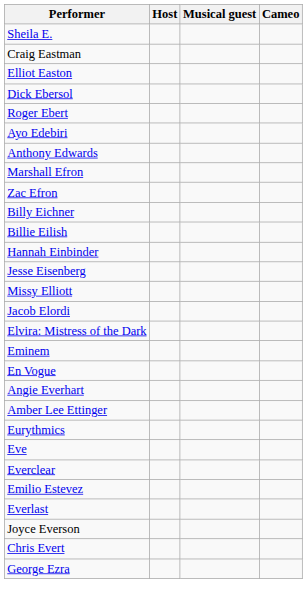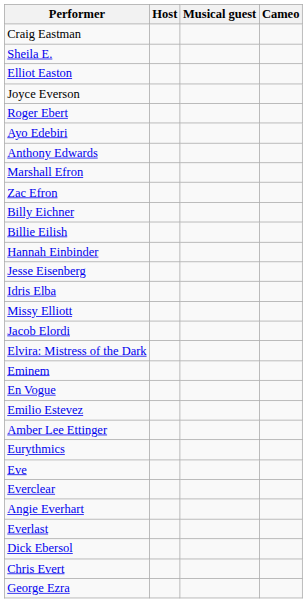rows swapped: (30, 34) <-> (44, 53)
rows swapped: (40, 93) <-> (43, 529)
+ row: (32, 291)
rows swapped: (45, 489) <-> (46, 390)
